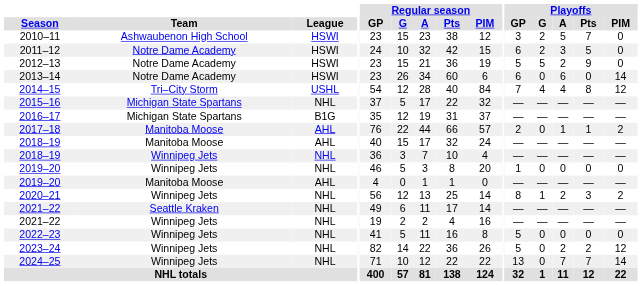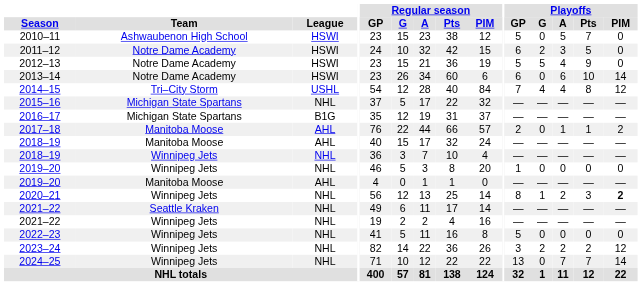(518, 37) 3 -> (518, 37) 5
(542, 37) 2 -> (542, 37) 0
(563, 63) 2 -> (563, 63) 4
(589, 76) 0 -> (589, 76) 10
(621, 195) normal -> (621, 195) bold
(518, 248) 5 -> (518, 248) 3
(542, 248) 0 -> (542, 248) 2
